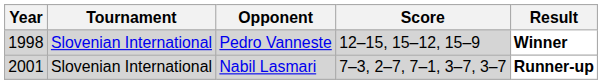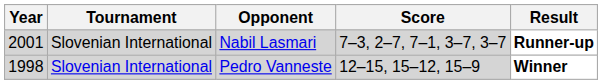rows swapped: (276, 42) <-> (268, 68)
